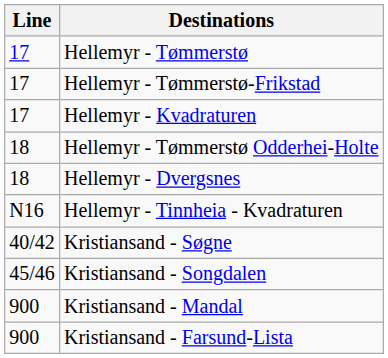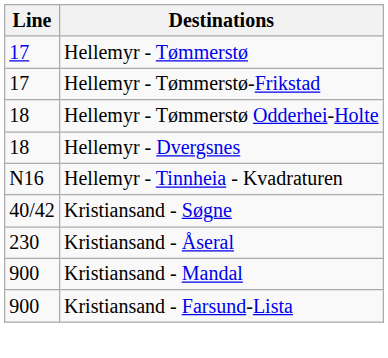- row: (160, 115)
- row: (165, 274)
+ row: (149, 242)
